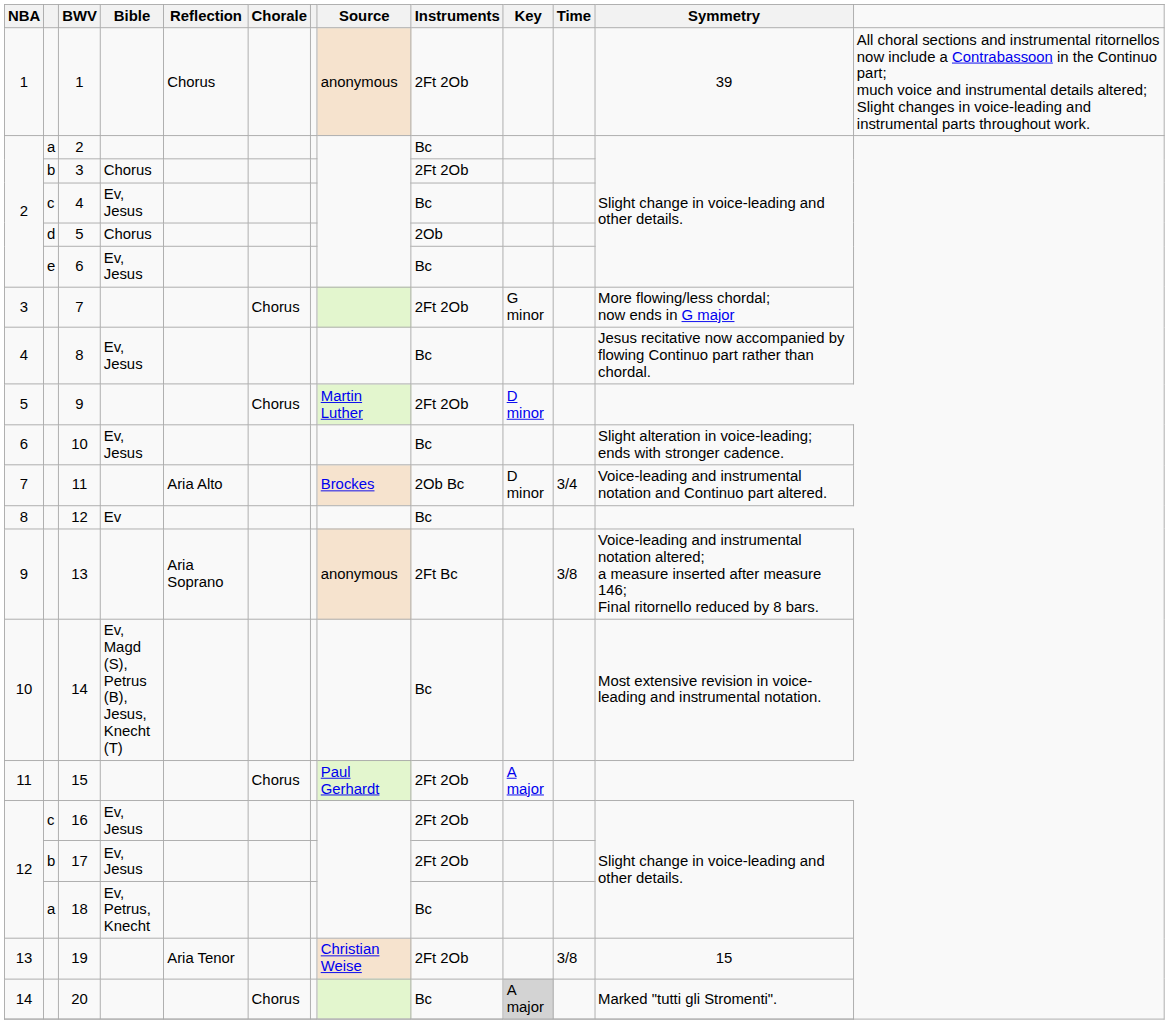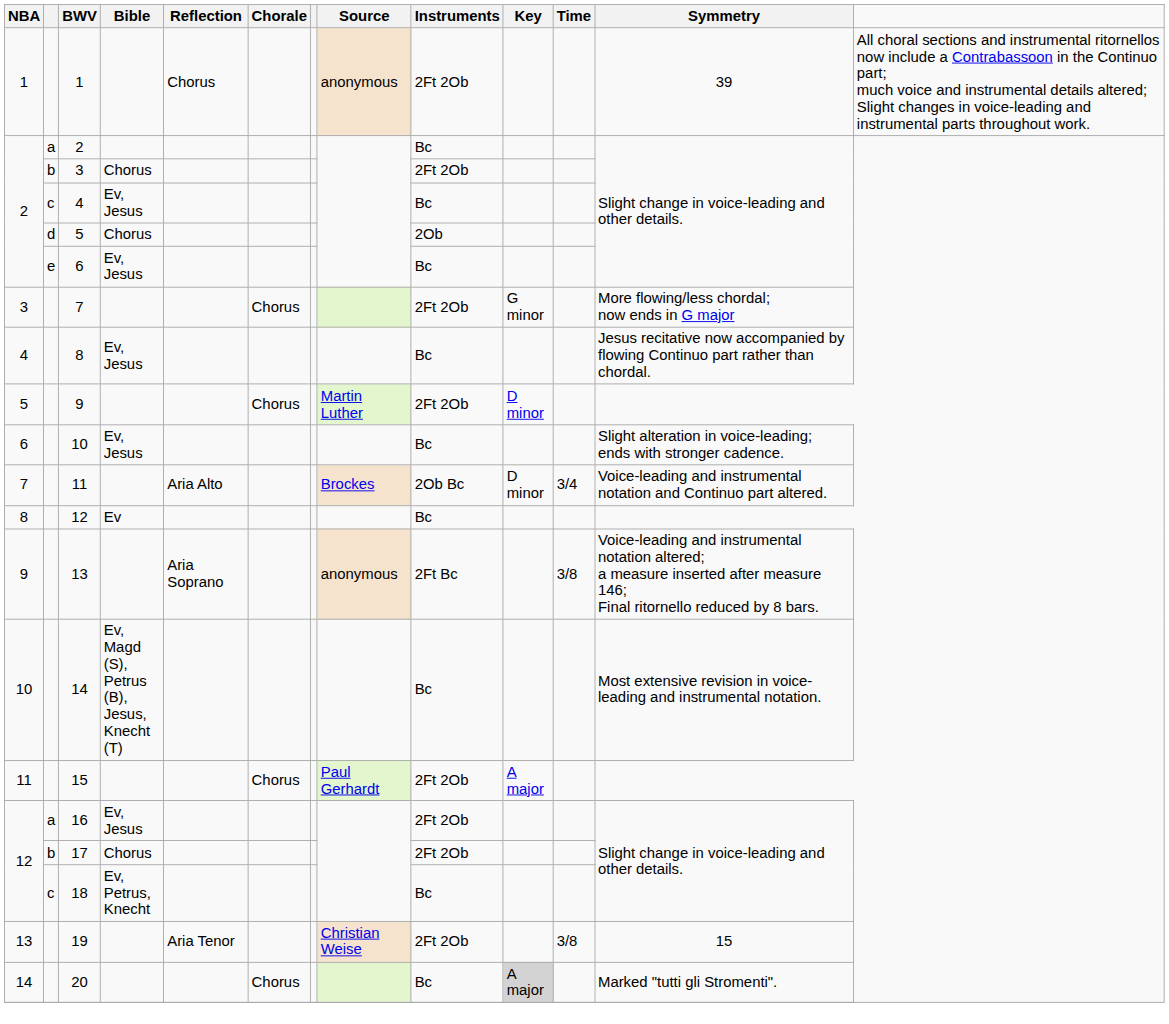(51, 820) c -> (51, 820) a
(123, 861) Ev, Jesus -> (128, 852) Chorus
(51, 909) a -> (51, 893) c
